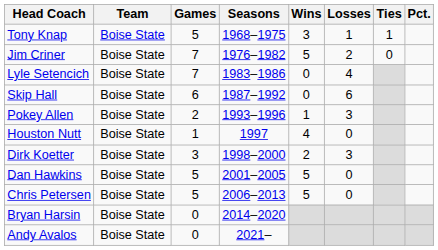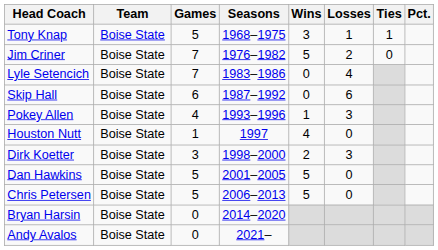(195, 114) 2 -> (195, 114) 4
